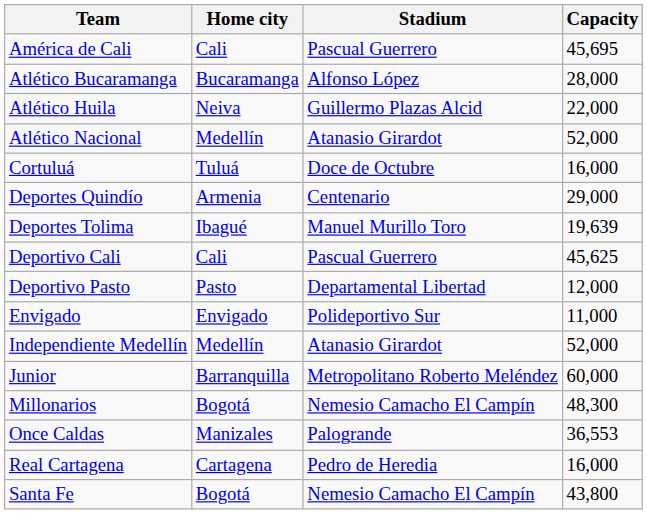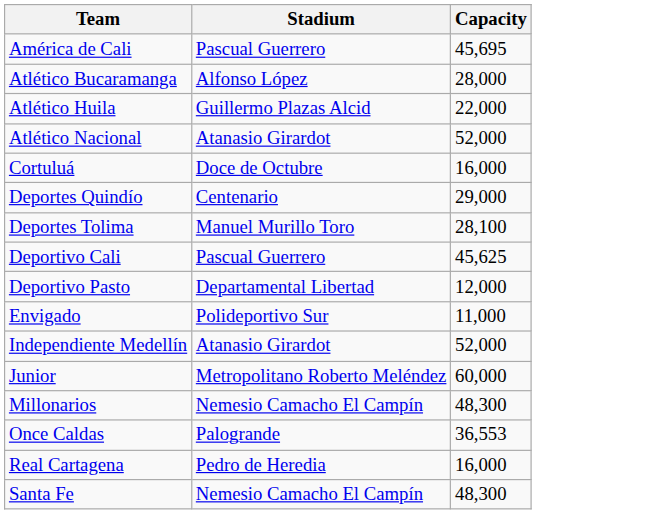- column: (247, 19)
(592, 227) 19,639 -> (481, 227) 28,100
(592, 494) 43,800 -> (481, 494) 48,300
